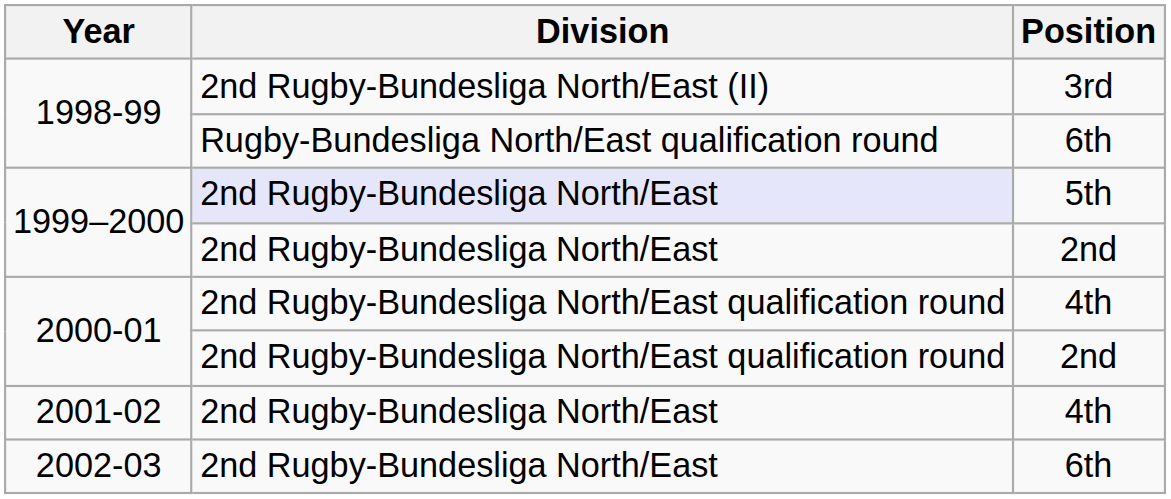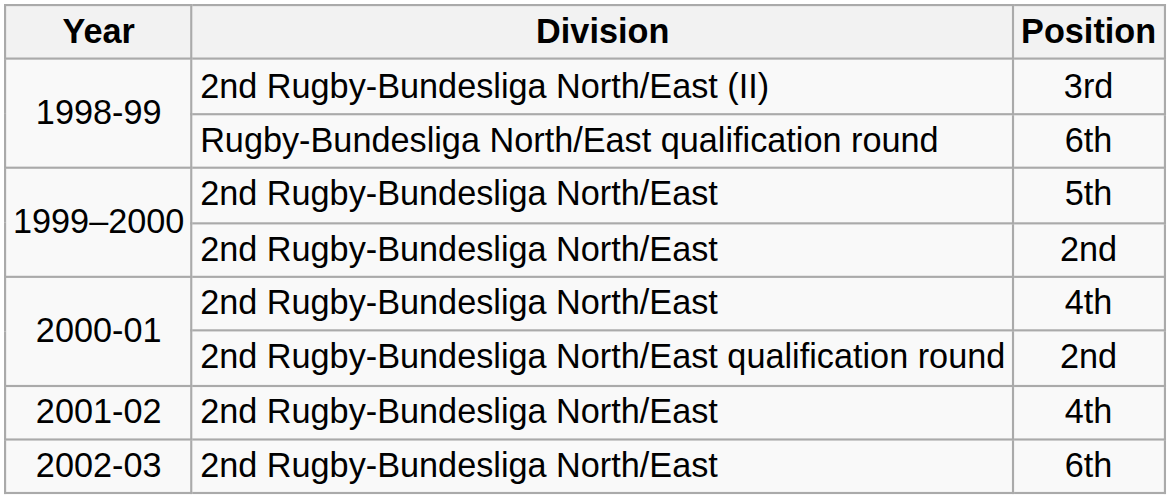(459, 194) lavender background -> (459, 194) no background
(603, 303) 2nd Rugby-Bundesliga North/East qualification round -> (459, 303) 2nd Rugby-Bundesliga North/East
